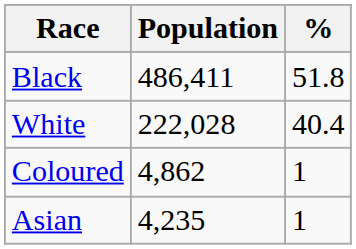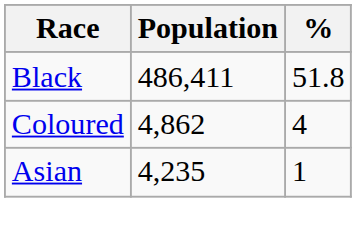- row: (49, 123)
(299, 171) 1 -> (299, 123) 4
